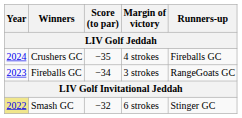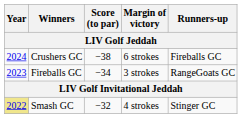(103, 57) −35 -> (103, 57) −38
(141, 57) 4 strokes -> (141, 57) 6 strokes
(141, 105) 6 strokes -> (141, 105) 4 strokes
